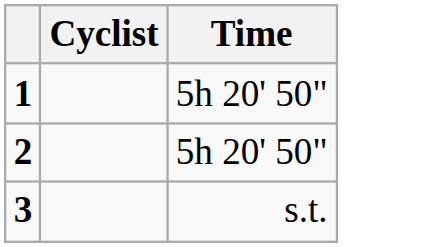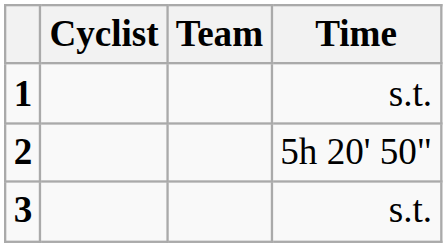+ column: (219, 33)
(252, 92) 5h 20' 50" -> (410, 92) s.t.
